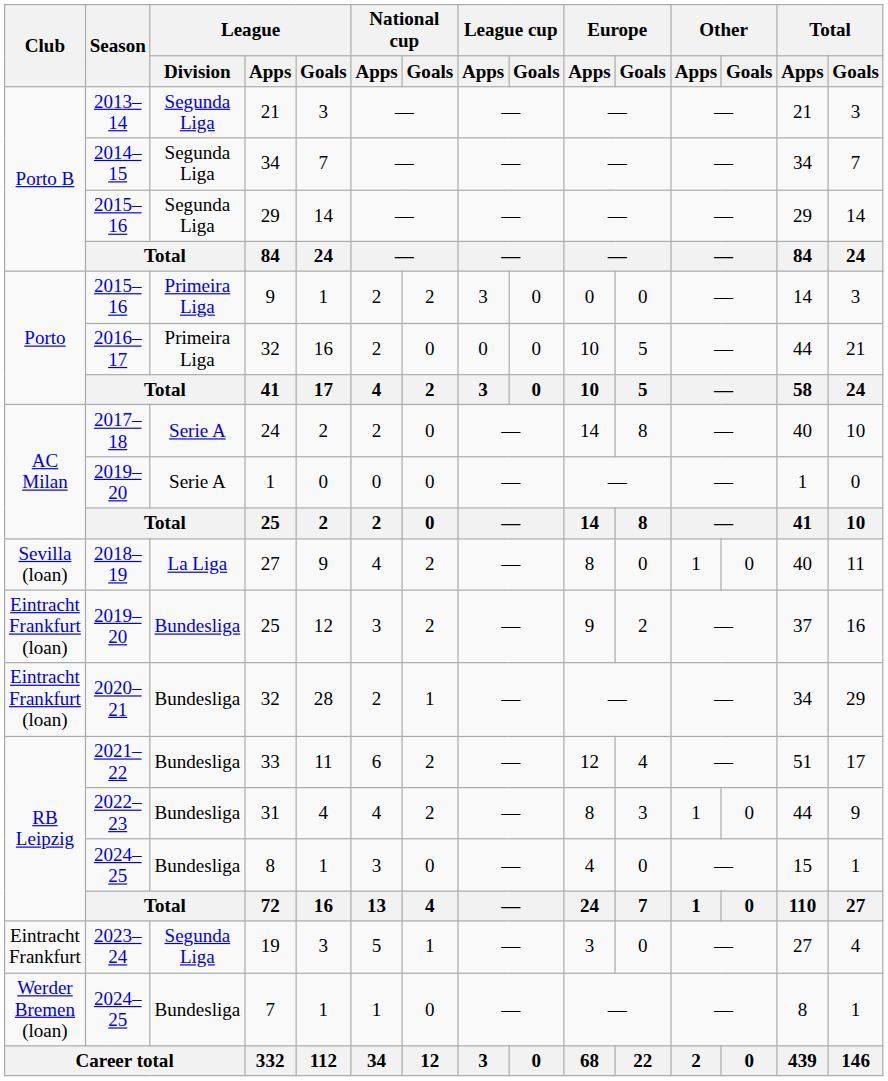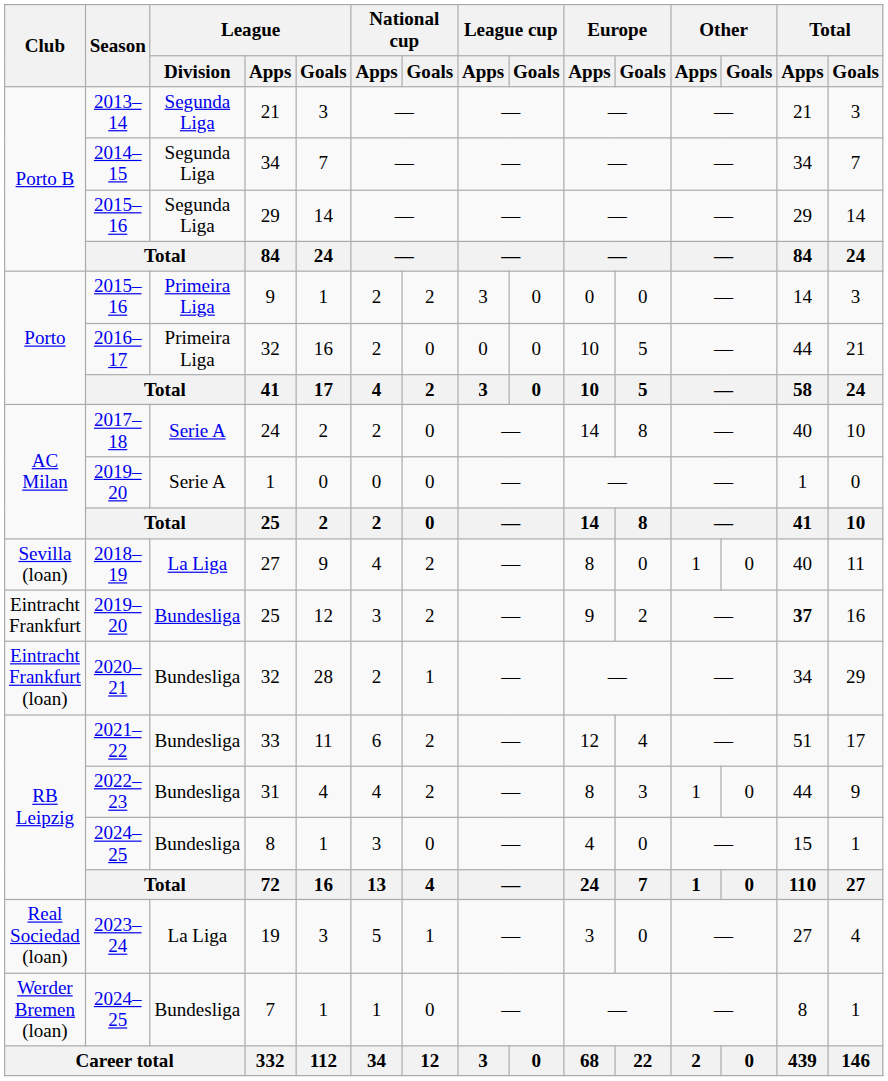(45, 626) Eintracht Frankfurt (loan) -> (45, 615) Eintracht Frankfurt
(802, 626) normal -> (802, 615) bold
(45, 946) Eintracht Frankfurt -> (45, 936) Real Sociedad (loan)
(197, 946) Segunda Liga -> (197, 936) La Liga
